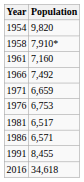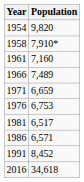(42, 75) 7,492 -> (42, 75) 7,489
(42, 153) 8,455 -> (42, 153) 8,452
